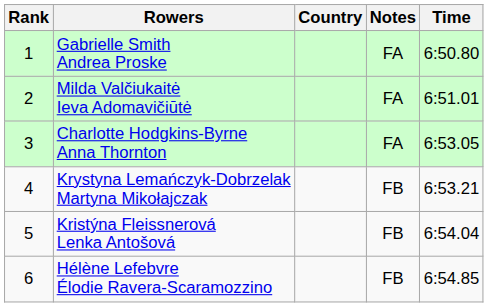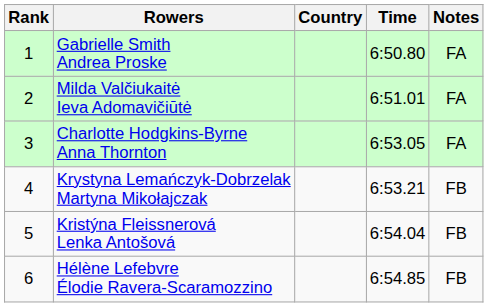columns swapped: (451, 17) <-> (393, 17)
